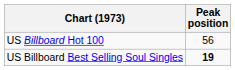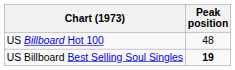(208, 40) 56 -> (208, 40) 48
